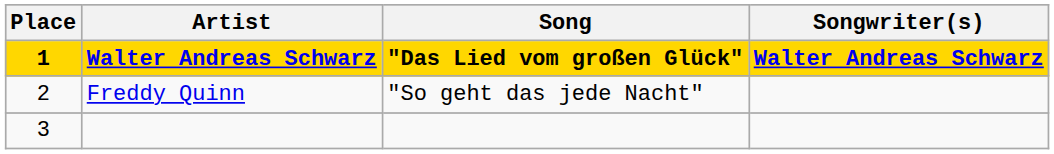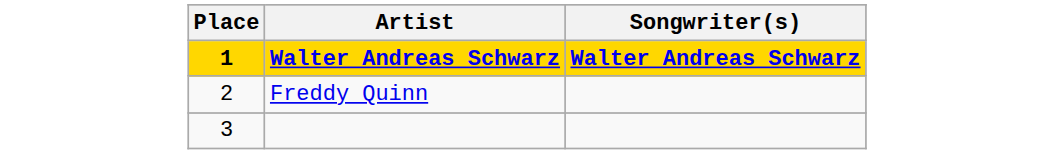- column: (565, 23)
